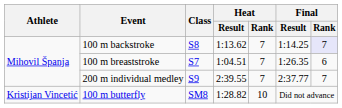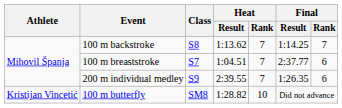(324, 45) lavender background -> (324, 45) no background
(293, 62) 1:26.35 -> (293, 62) 2:37.77
(293, 78) 2:37.77 -> (293, 78) 1:26.35
(324, 78) 7 -> (324, 78) 6
